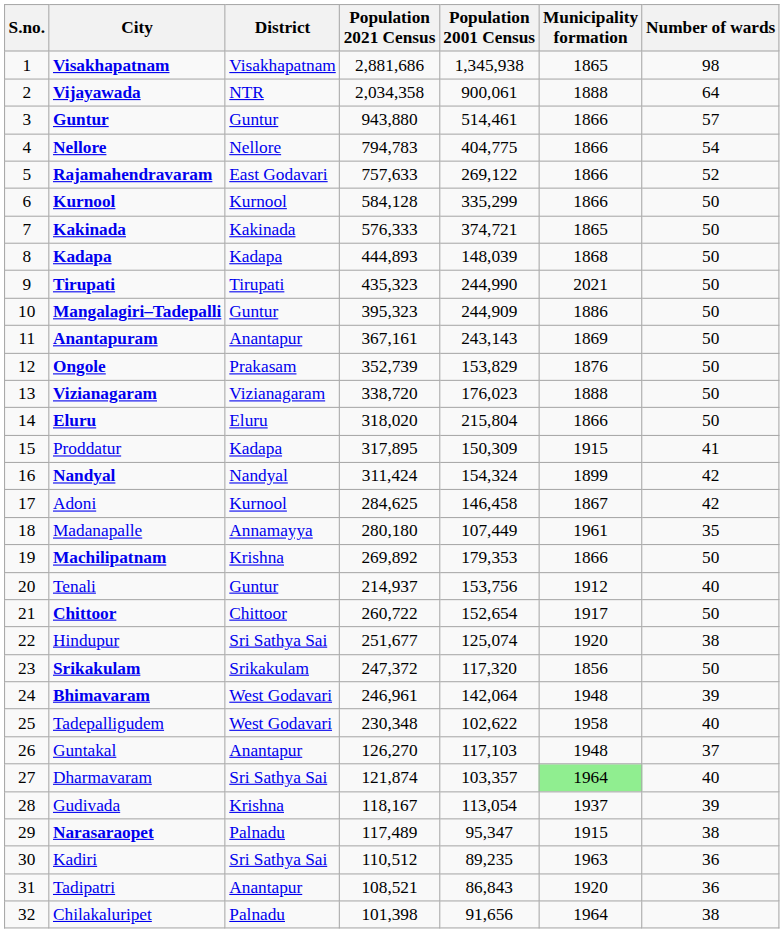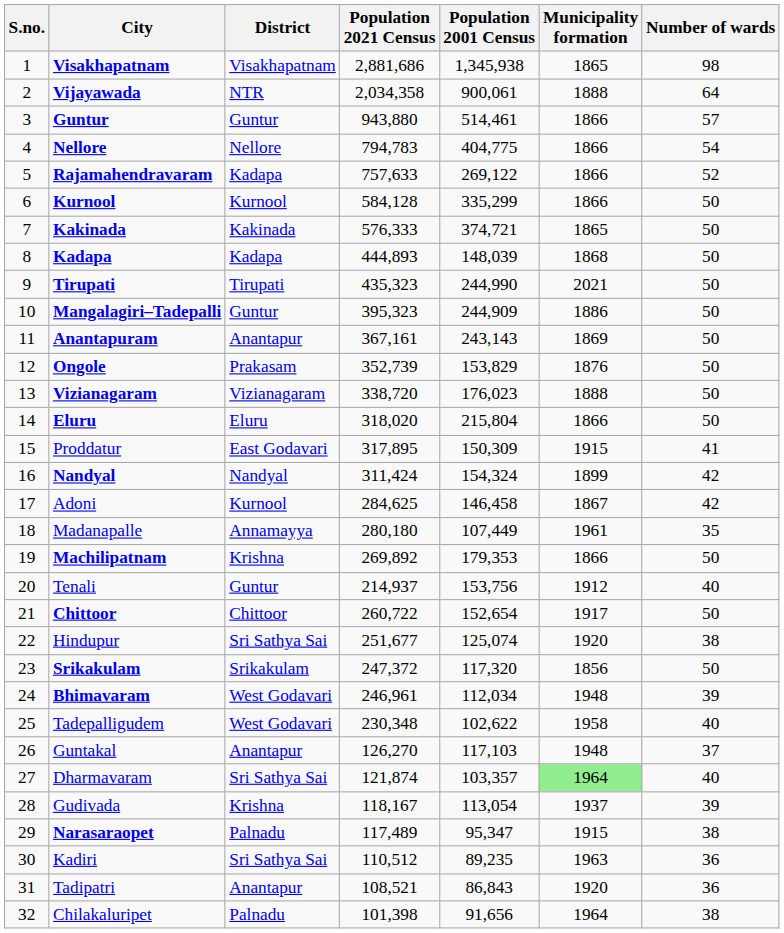(278, 174) East Godavari -> (256, 174) Kadapa
(256, 448) Kadapa -> (278, 448) East Godavari
(489, 695) 142,064 -> (489, 695) 112,034
